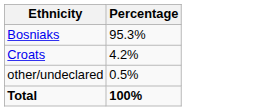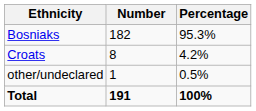+ column: (141, 14)
